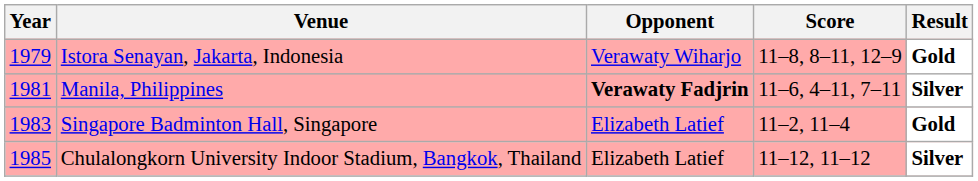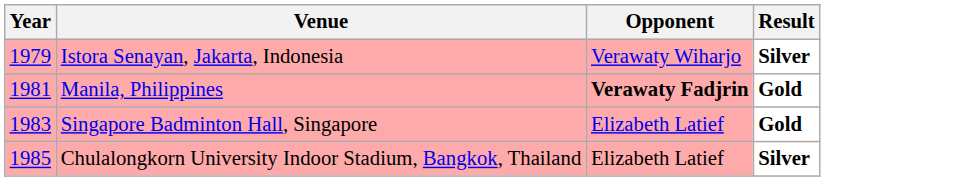- column: (830, 21)
(933, 56) Gold -> (784, 56) Silver
(937, 90) Silver -> (780, 90) Gold
